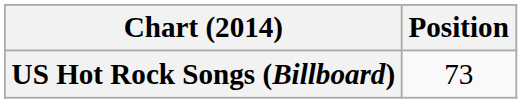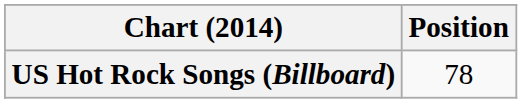(459, 73) 73 -> (459, 73) 78
